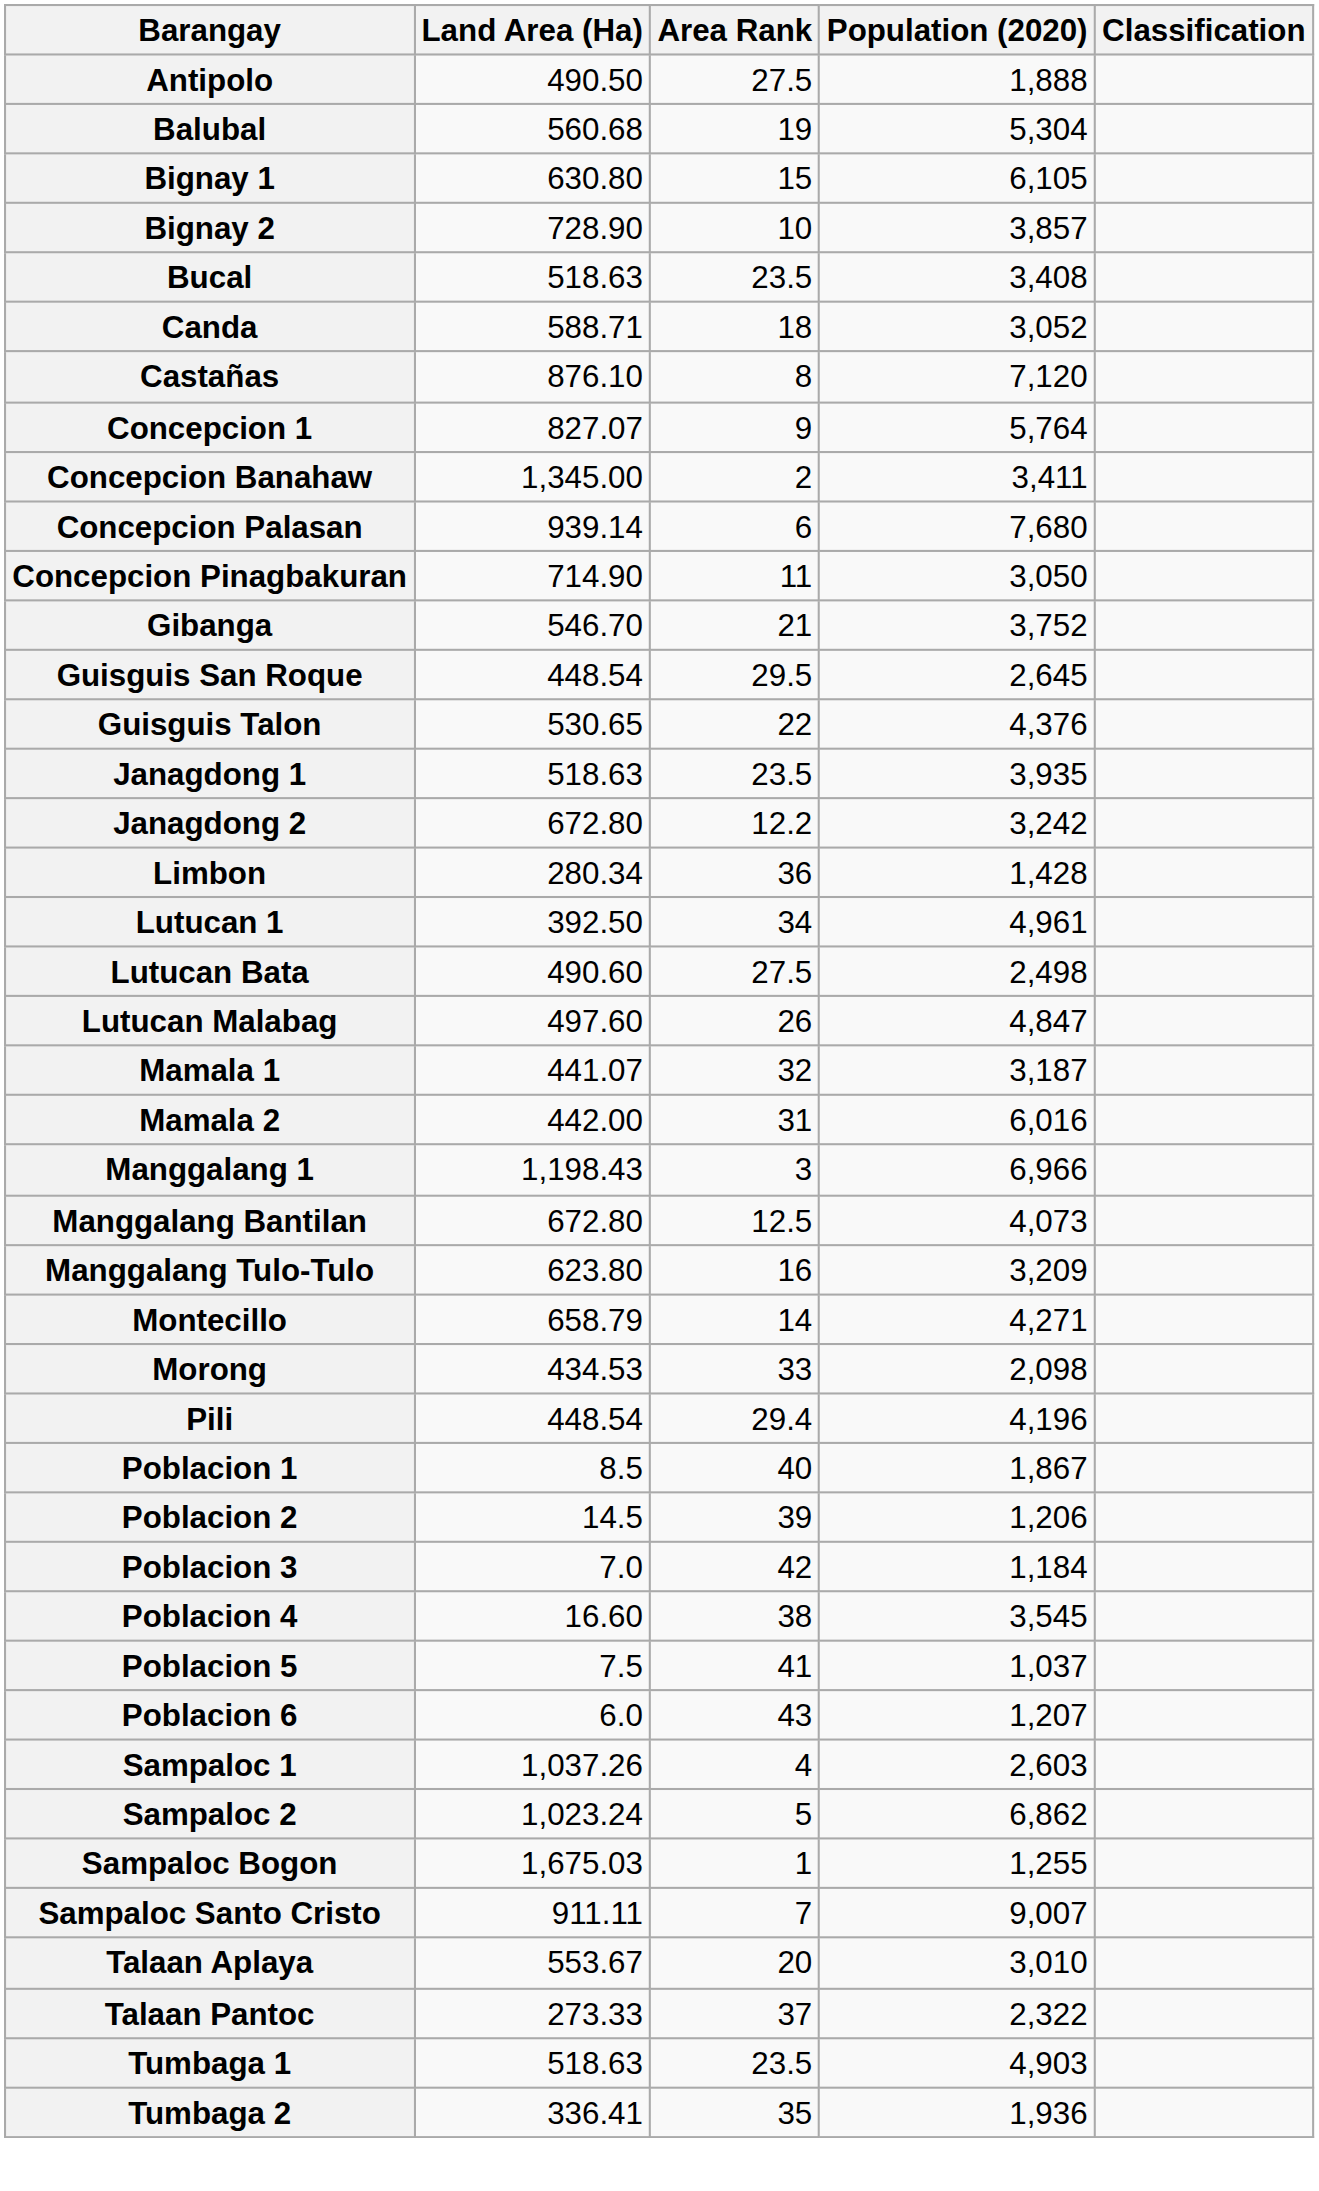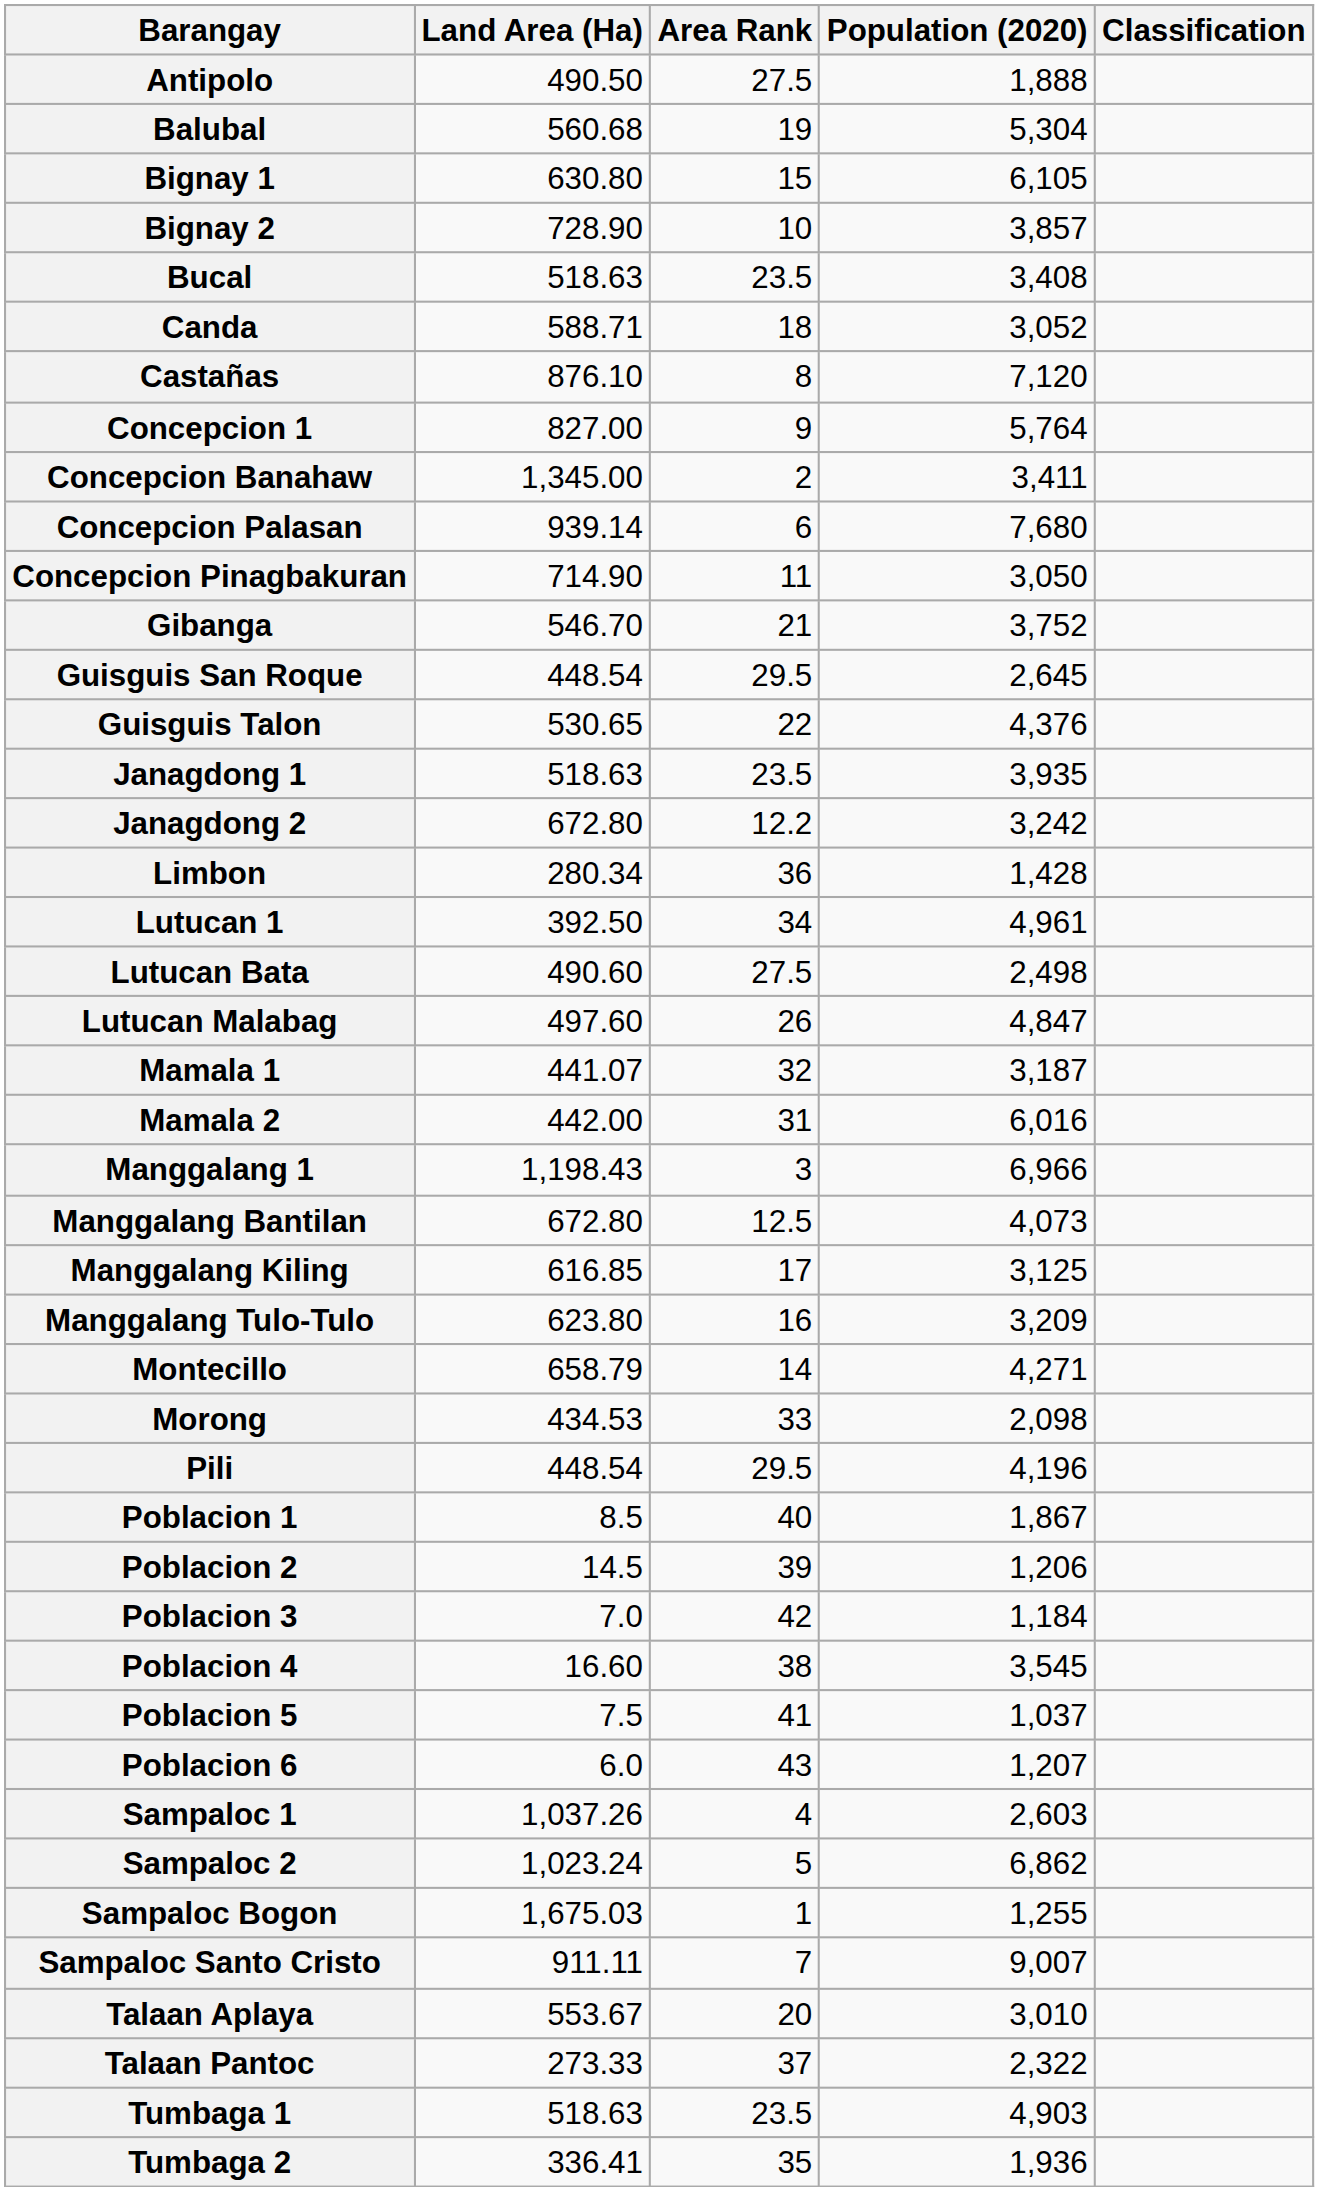(595, 426) 827.07 -> (595, 426) 827.00
+ row: (210, 1269)
(782, 1418) 29.4 -> (782, 1467) 29.5
